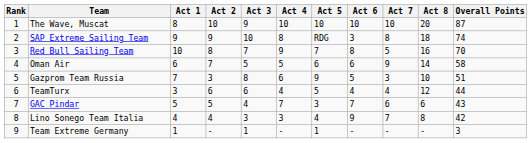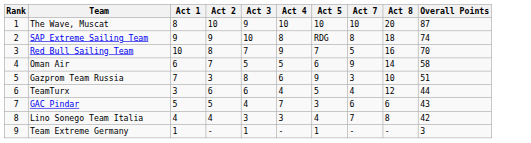- column: (365, 11)
